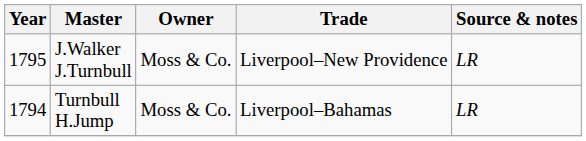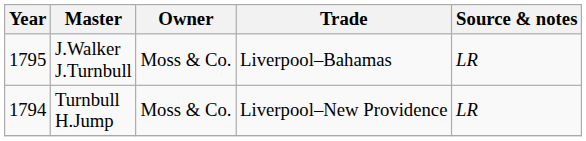(344, 59) Liverpool–New Providence -> (316, 59) Liverpool–Bahamas
(316, 110) Liverpool–Bahamas -> (344, 110) Liverpool–New Providence
